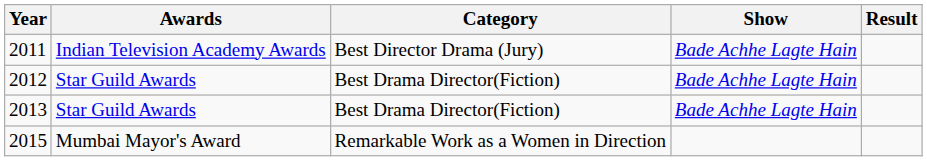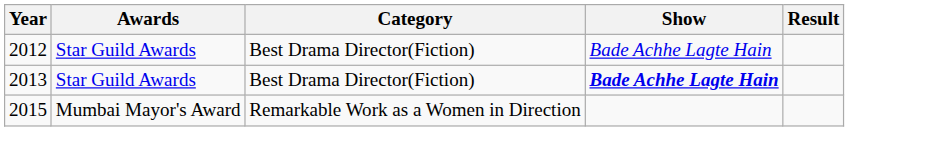- row: (28, 49)
(766, 110) normal -> (684, 79) bold
